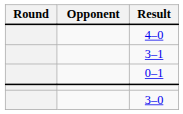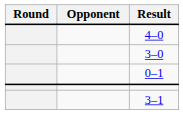rows swapped: (154, 54) <-> (154, 99)
